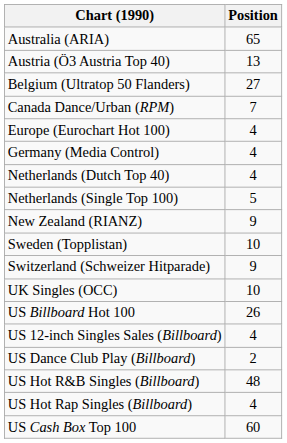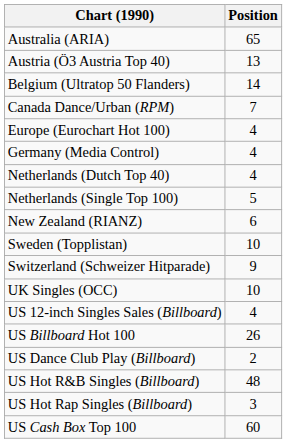(253, 84) 27 -> (253, 84) 14
(253, 221) 9 -> (253, 221) 6
rows swapped: (71, 312) <-> (115, 335)
(253, 404) 4 -> (253, 404) 3
